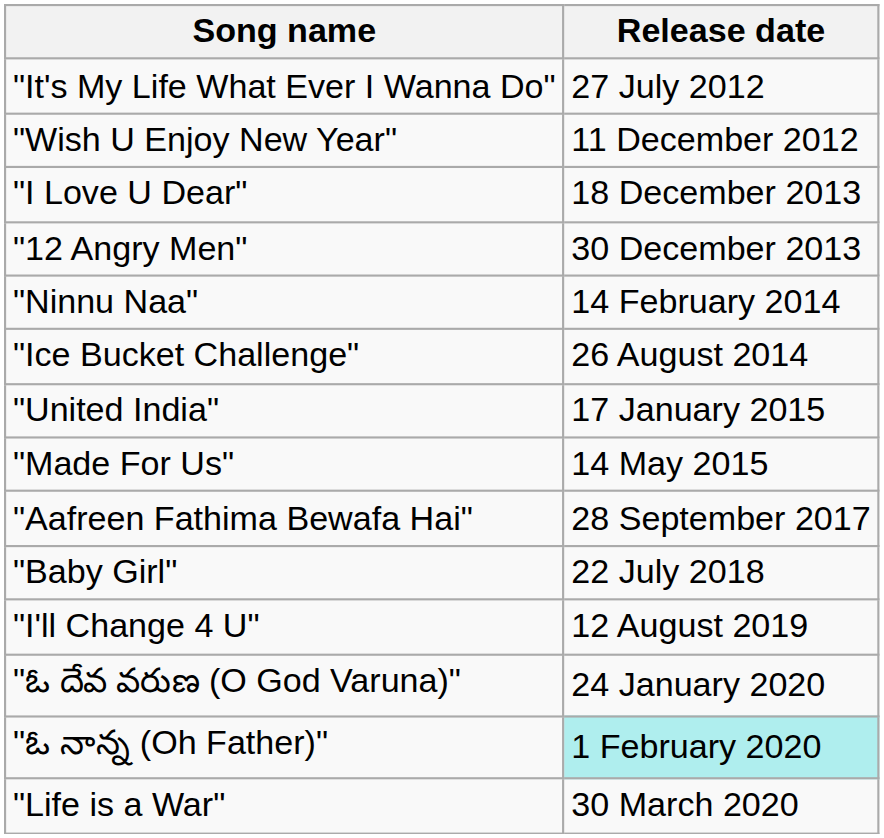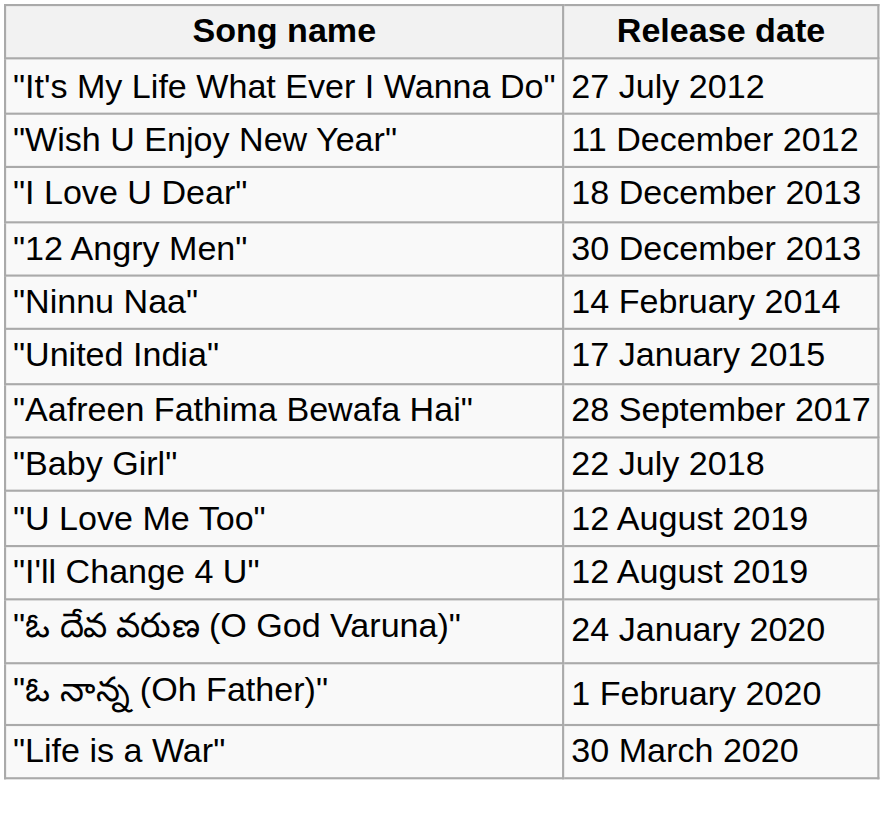- row: (186, 355)
- row: (123, 463)
+ row: (139, 517)
(696, 746) paleturquoise background -> (696, 692) no background
